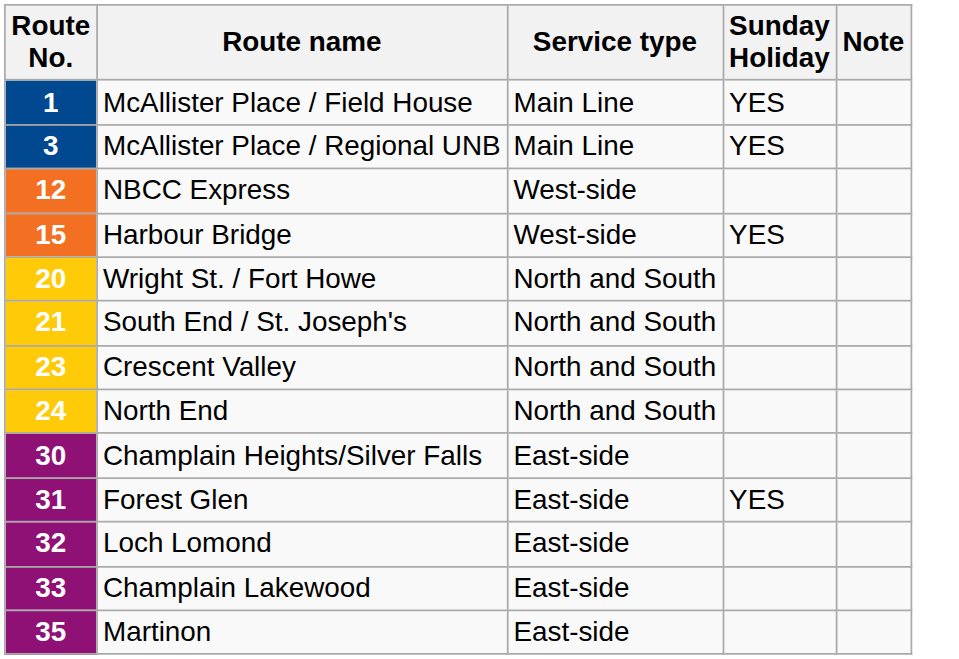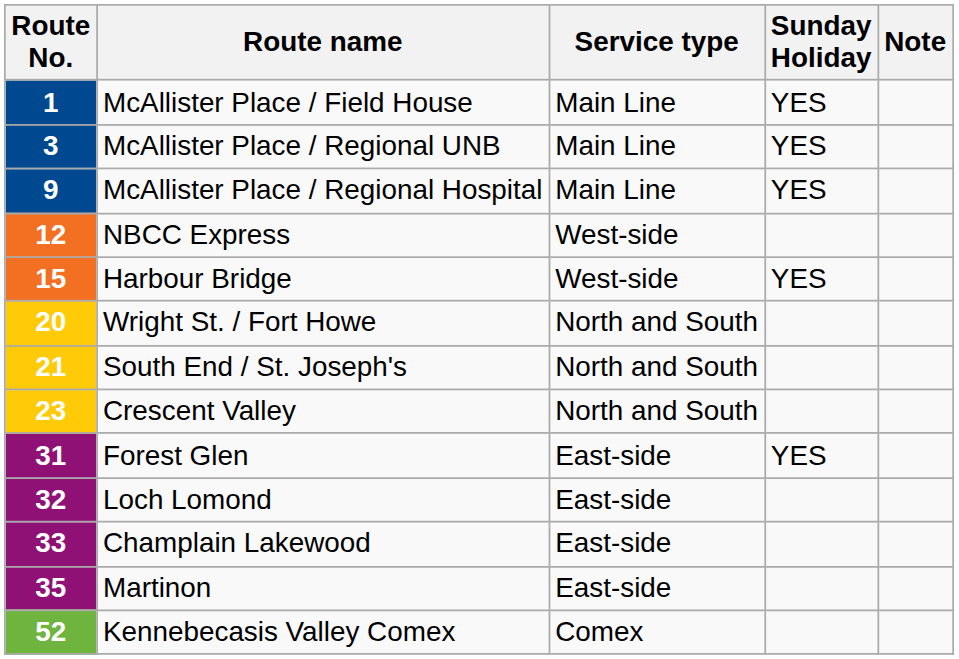+ row: (51, 190)
- row: (51, 411)
- row: (51, 455)
+ row: (51, 631)
